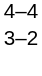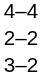+ row: (21, 38)
